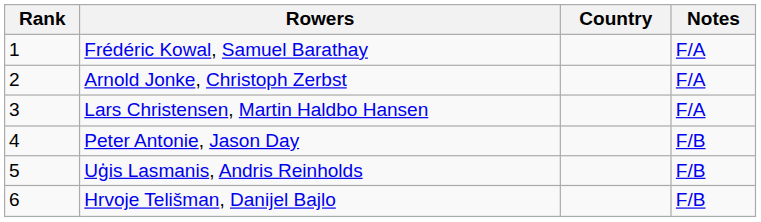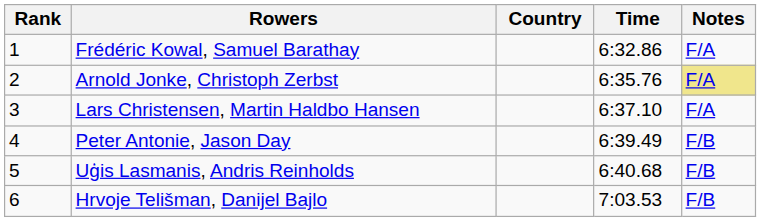+ column: (638, 19)
(691, 79) no background -> (700, 79) khaki background
